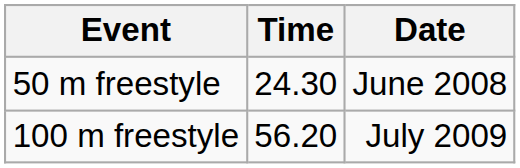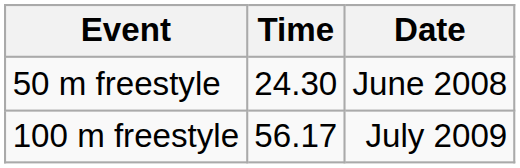(296, 135) 56.20 -> (296, 135) 56.17
